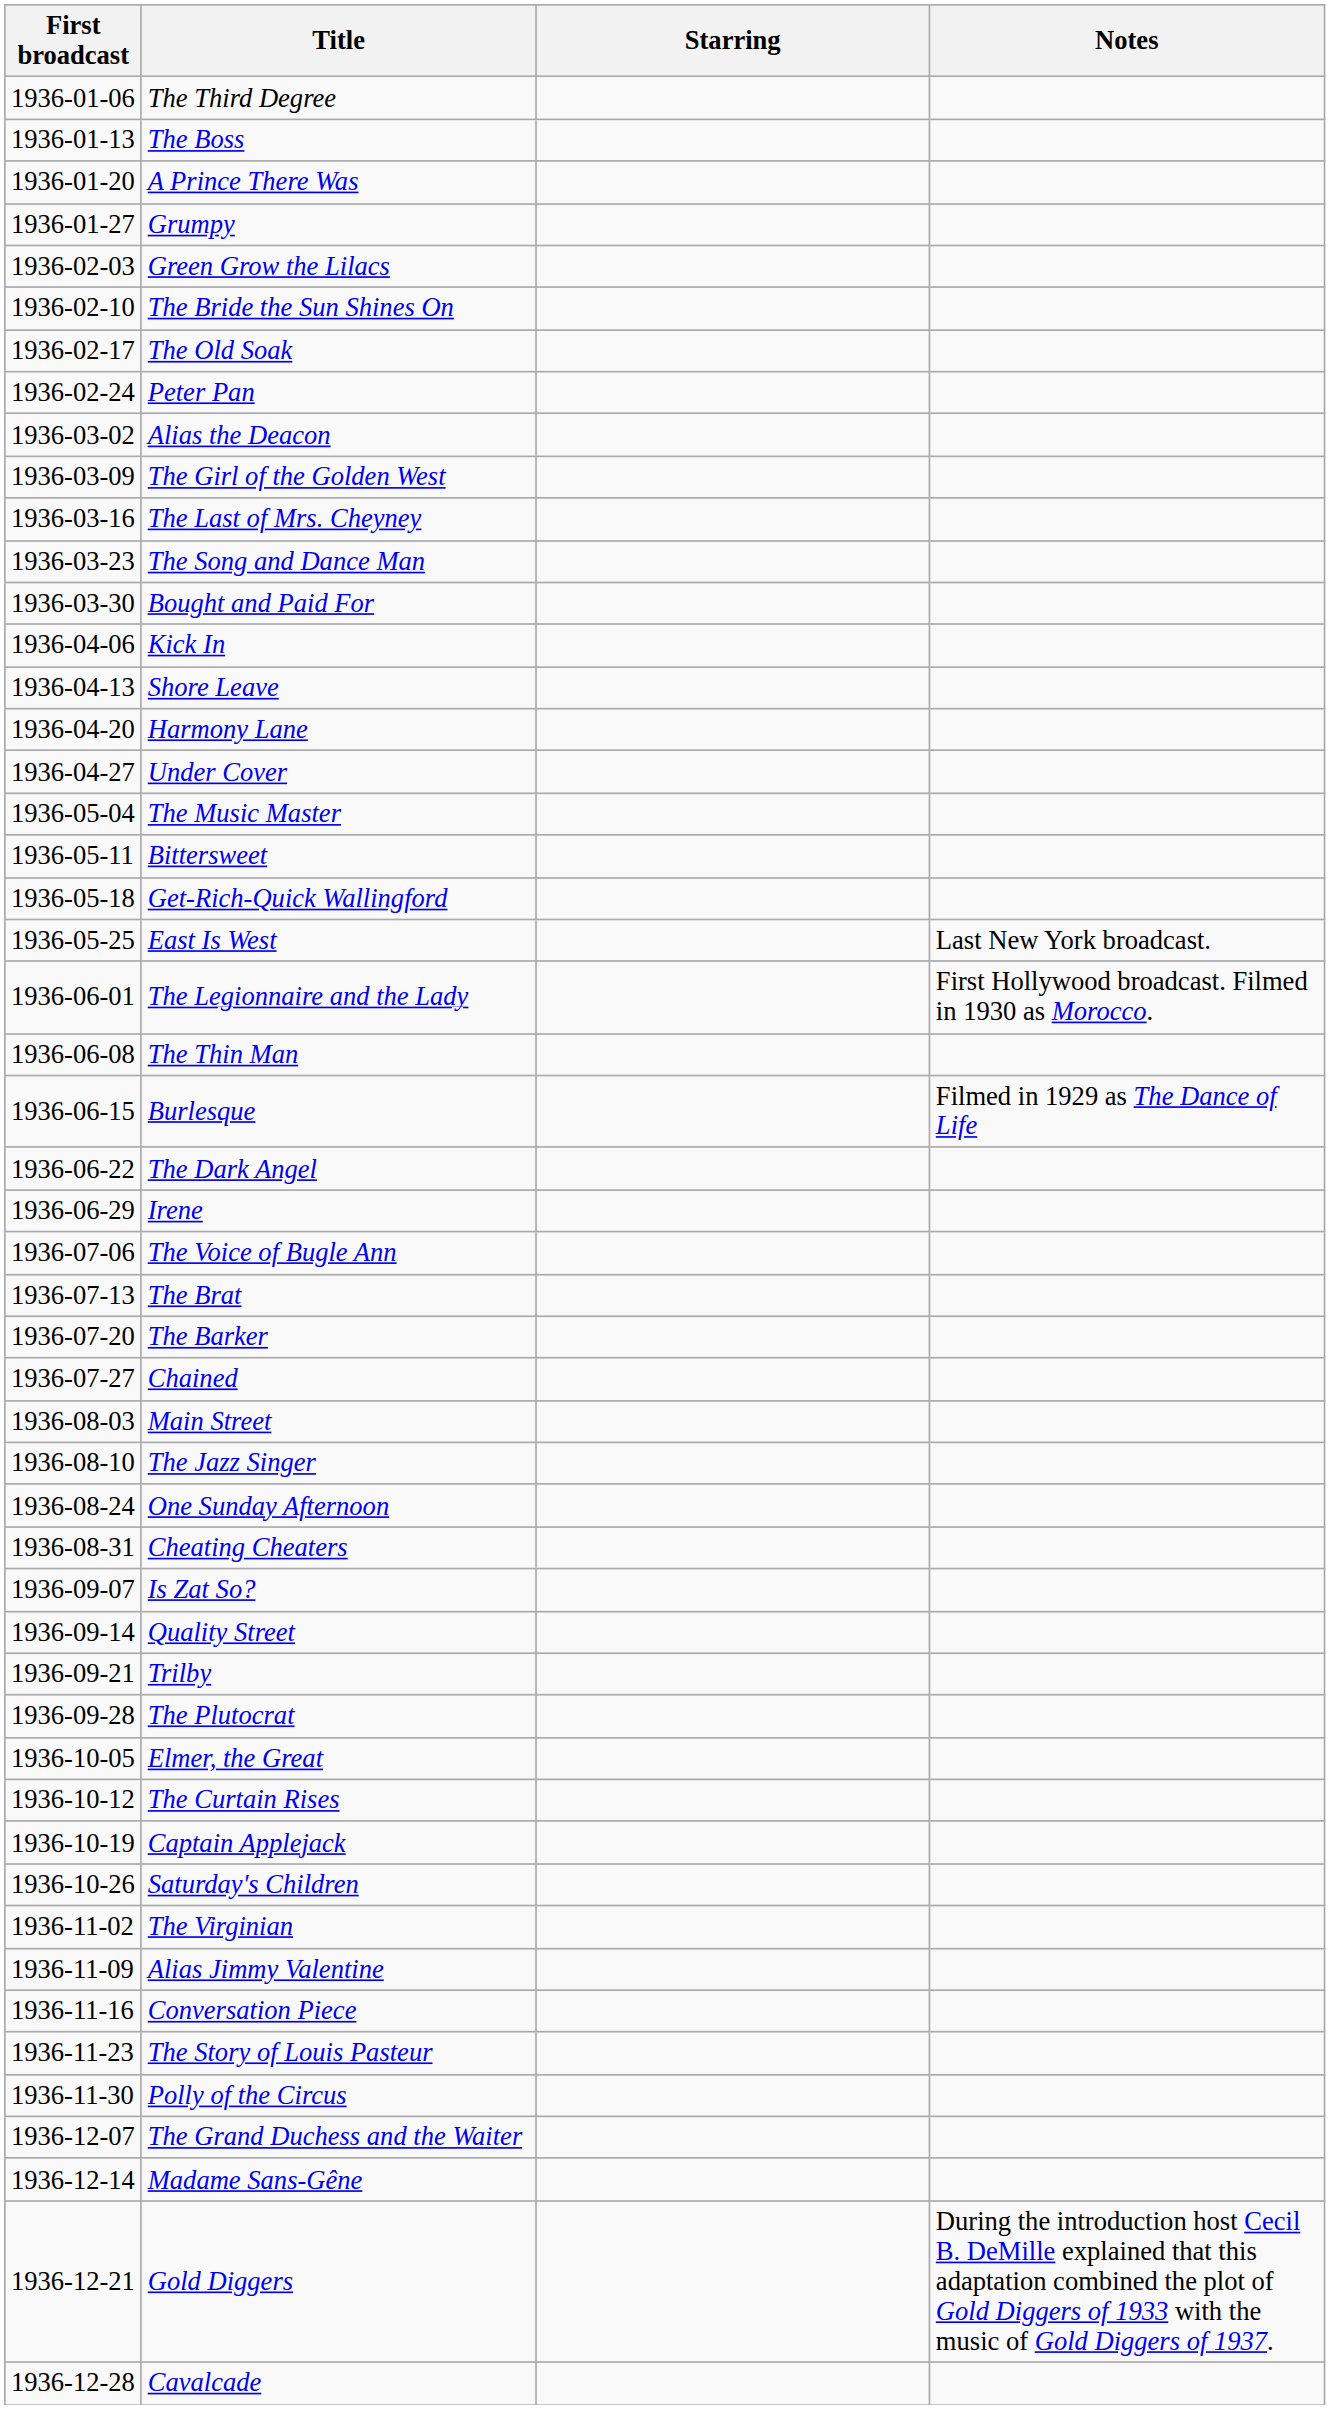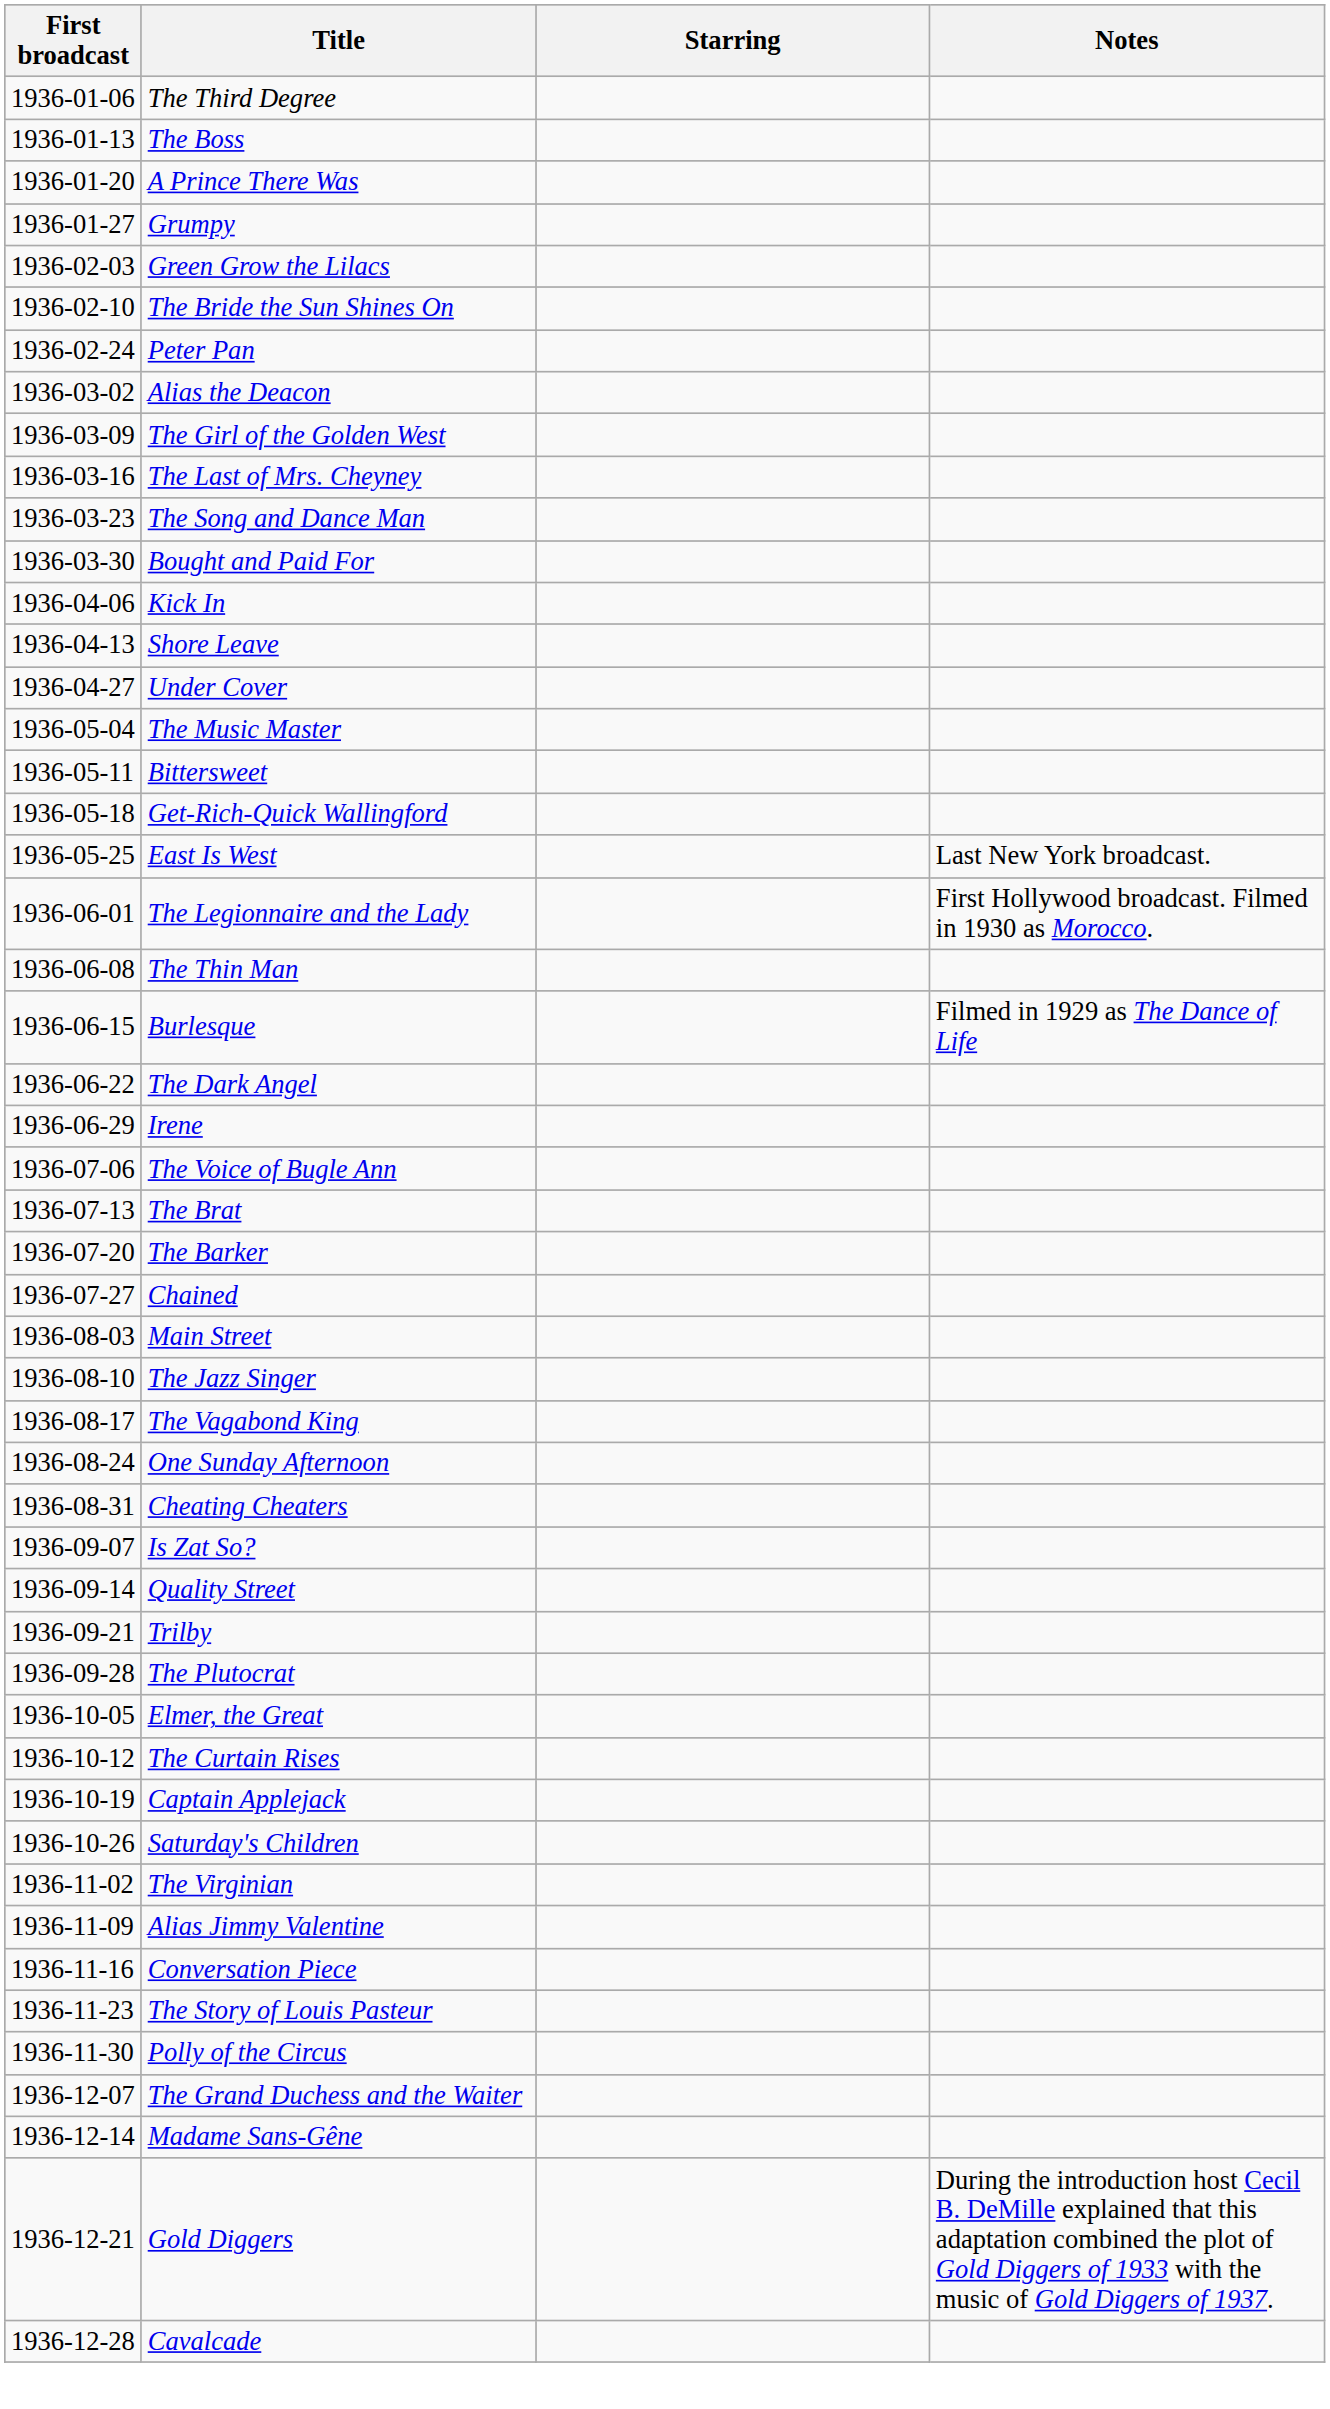- row: (220, 350)
- row: (228, 729)
+ row: (253, 1420)
